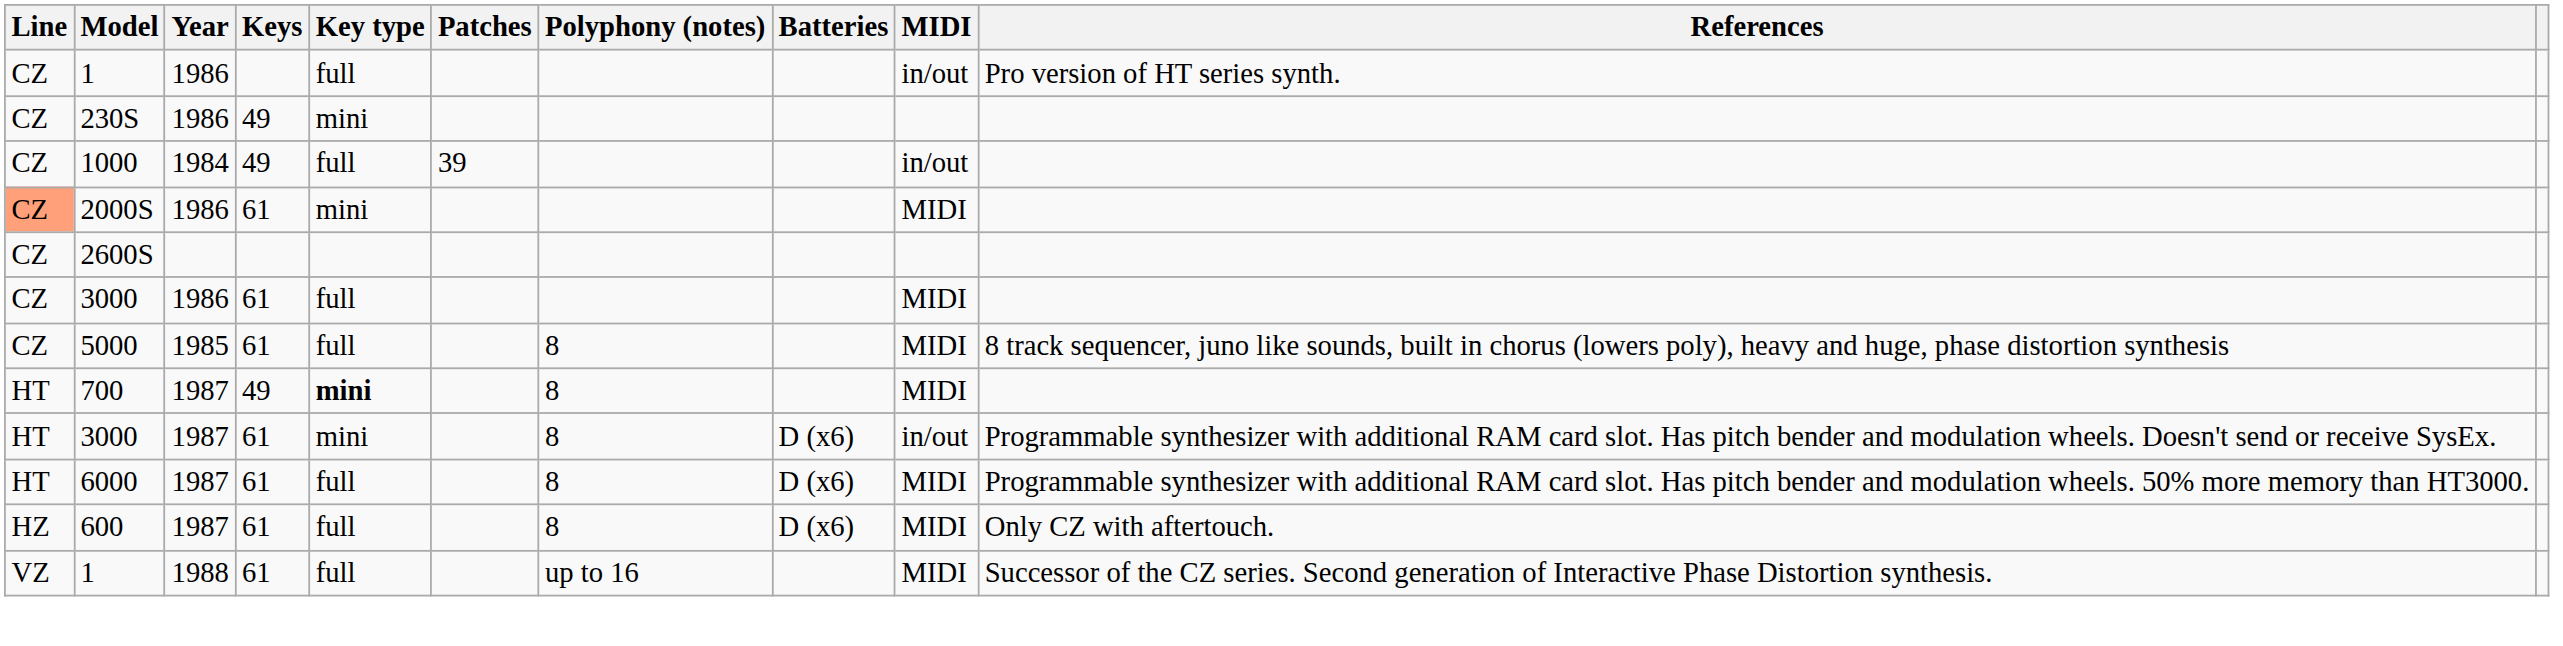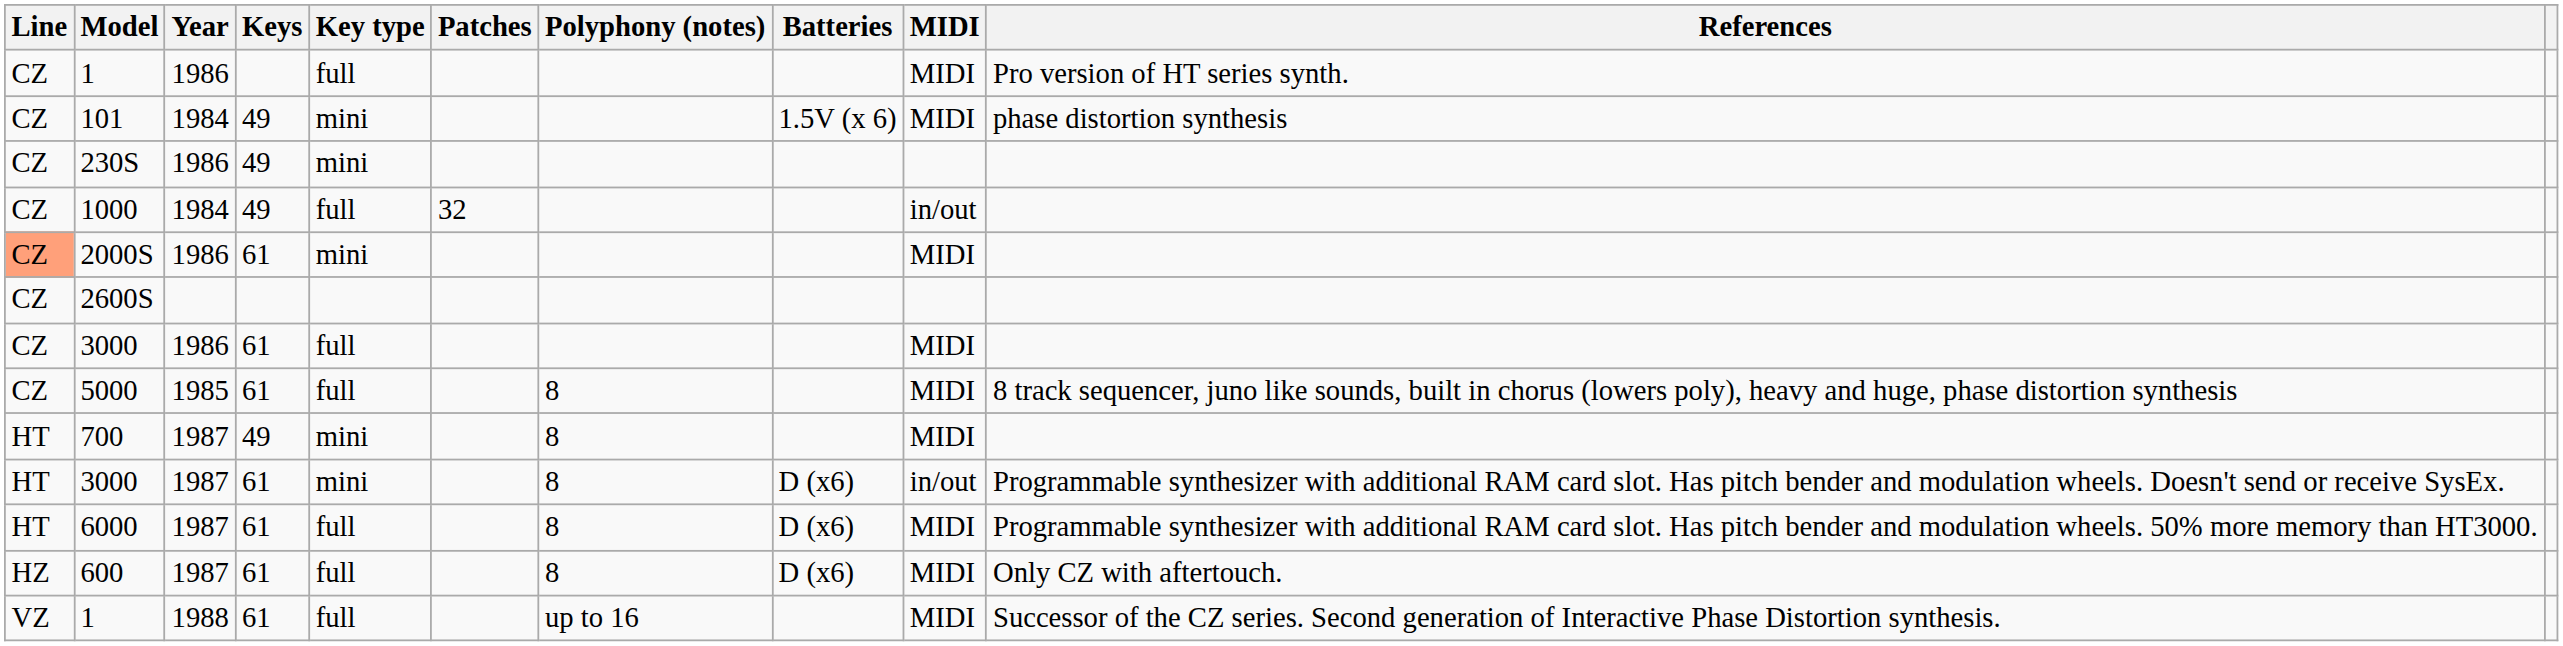(935, 72) in/out -> (942, 72) MIDI
+ row: (102, 118)
(452, 163) 39 -> (452, 208) 32
(344, 390) bold -> (342, 436) normal
